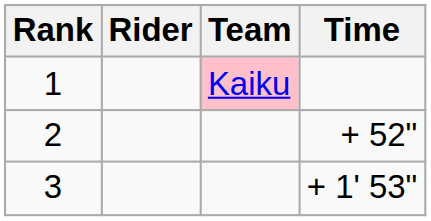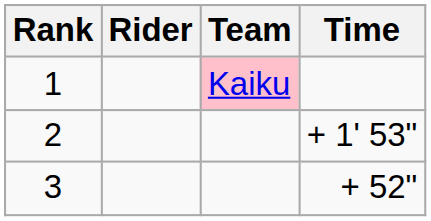(379, 135) + 52" -> (362, 135) + 1' 53"
(362, 187) + 1' 53" -> (379, 187) + 52"
